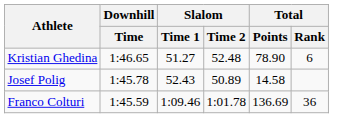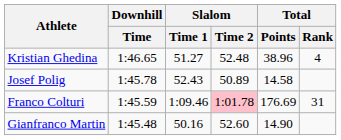(270, 58) 78.90 -> (278, 58) 38.96
(310, 58) 6 -> (318, 58) 4
(226, 102) no background -> (234, 102) pink background
(270, 102) 136.69 -> (278, 102) 176.69
(310, 102) 36 -> (318, 102) 31
+ row: (56, 123)
